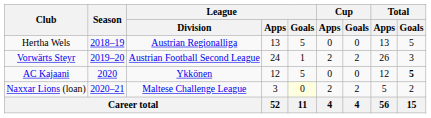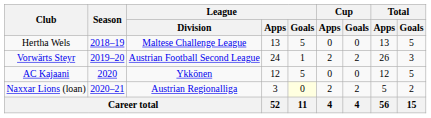(194, 43) Austrian Regionalliga -> (194, 43) Maltese Challenge League
(412, 74) bold -> (412, 74) normal
(194, 89) Maltese Challenge League -> (194, 89) Austrian Regionalliga
